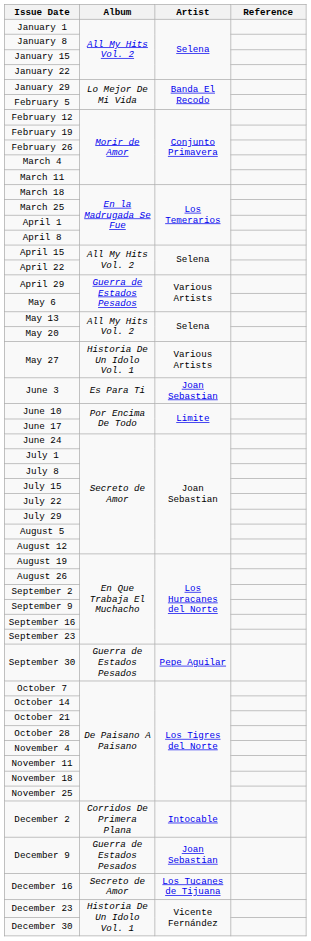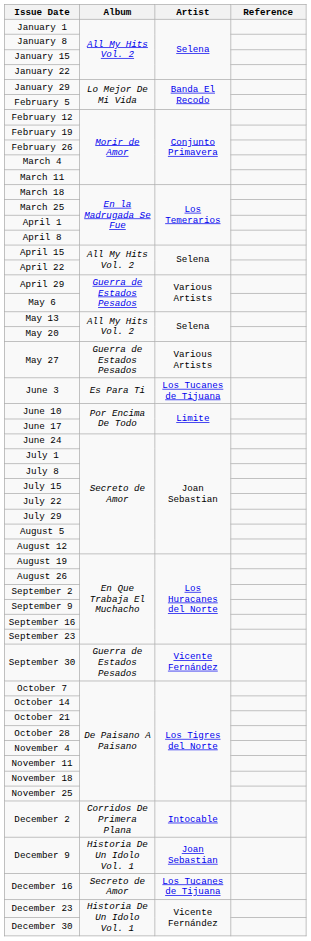(117, 360) Historia De Un Idolo Vol. 1 -> (117, 360) Guerra de Estados Pesados
(193, 391) Joan Sebastian -> (193, 391) Los Tucanes de Tijuana
(193, 662) Pepe Aguilar -> (193, 662) Vicente Fernández
(117, 855) Guerra de Estados Pesados -> (117, 855) Historia De Un Idolo Vol. 1
